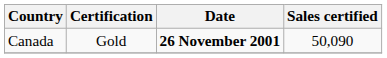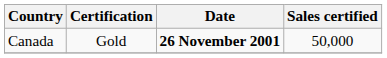(332, 40) 50,090 -> (332, 40) 50,000
